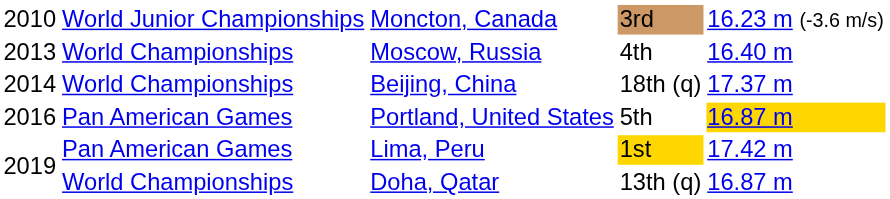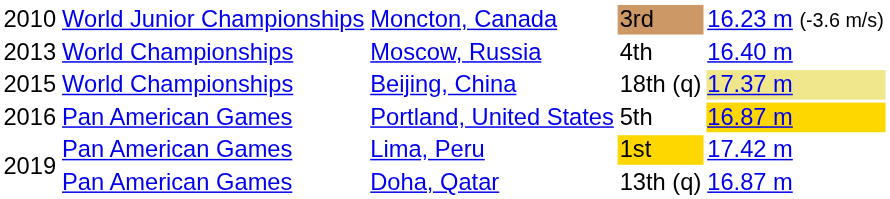(30, 84) 2014 -> (30, 84) 2015
(750, 84) no background -> (750, 84) khaki background
(178, 182) World Championships -> (177, 182) Pan American Games
